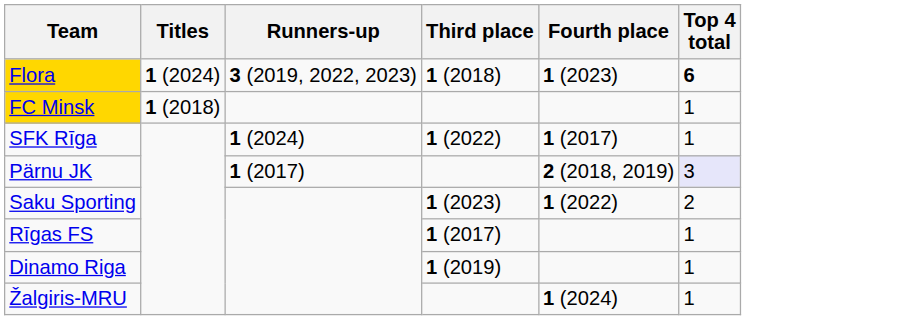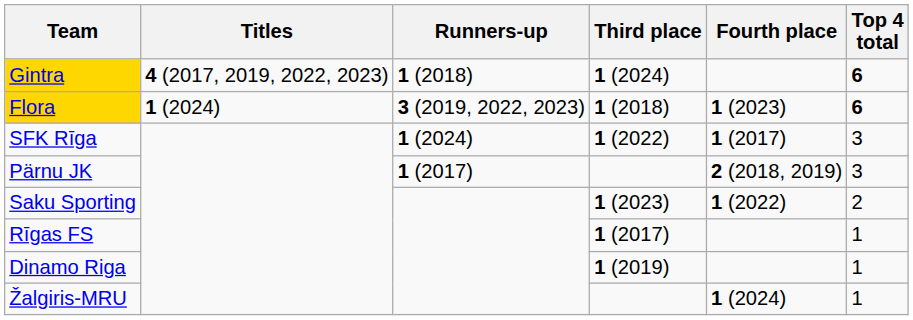+ row: (37, 75)
- row: (52, 107)
(689, 139) 1 -> (857, 139) 3
(689, 171) lavender background -> (857, 171) no background
